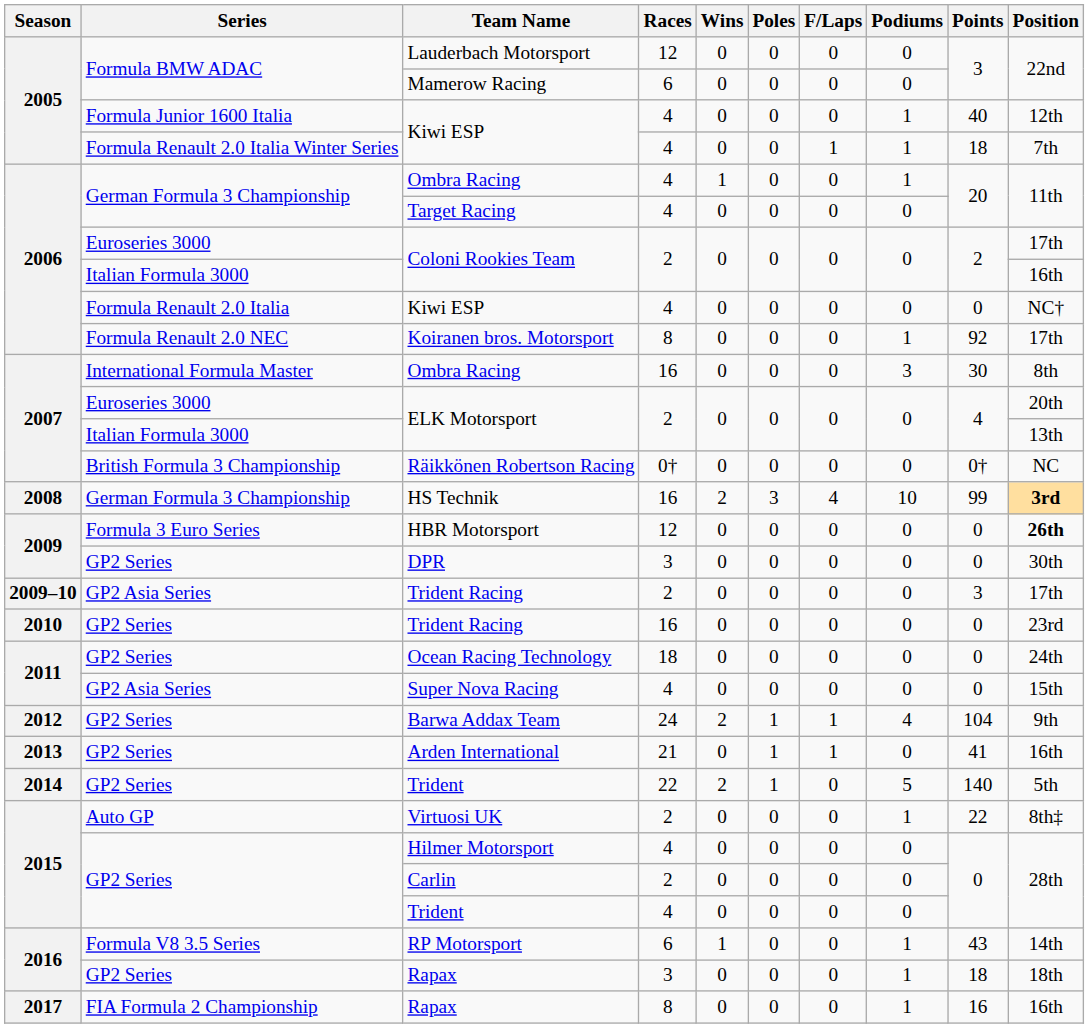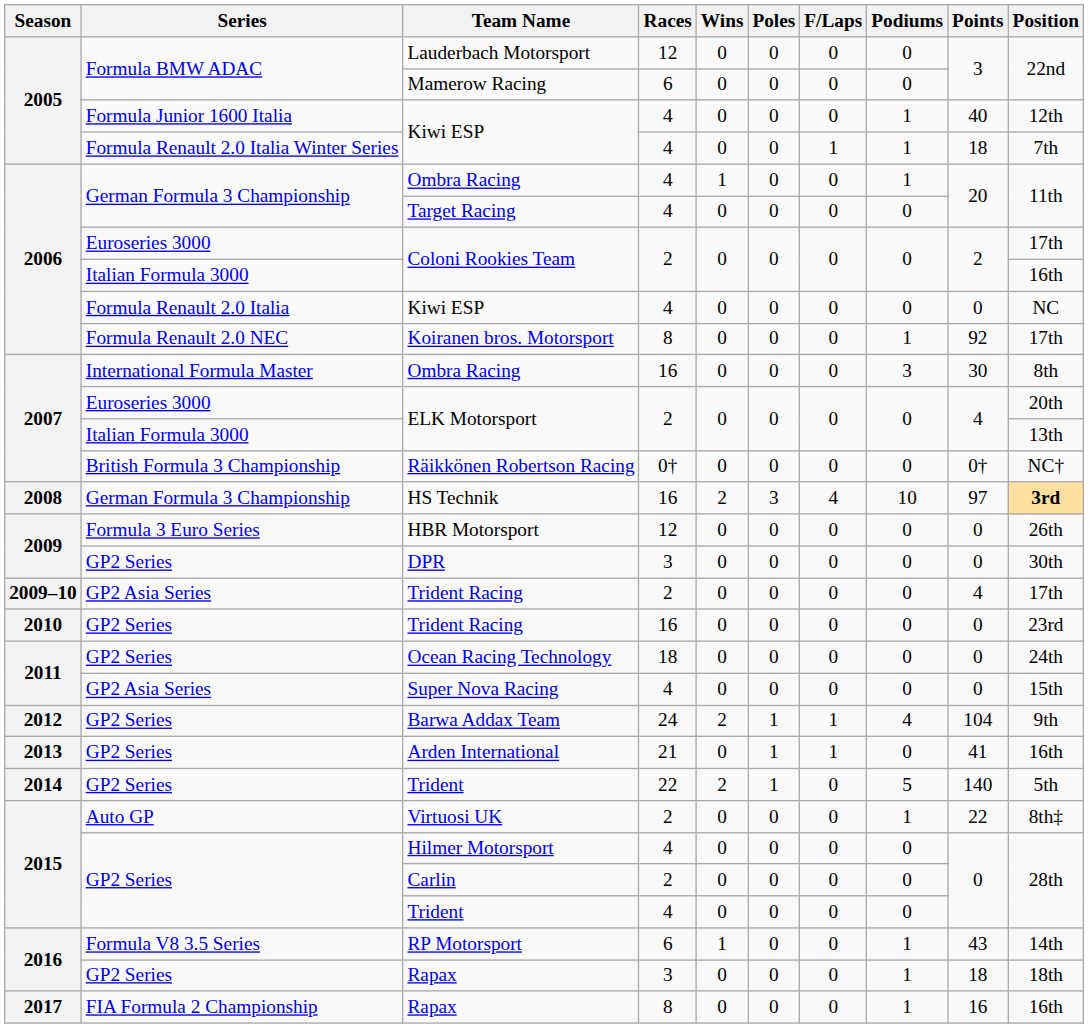(1046, 307) NC† -> (1046, 307) NC
(1046, 466) NC -> (1046, 466) NC†
(978, 498) 99 -> (978, 498) 97
(1046, 530) bold -> (1046, 530) normal
(978, 593) 3 -> (978, 593) 4
